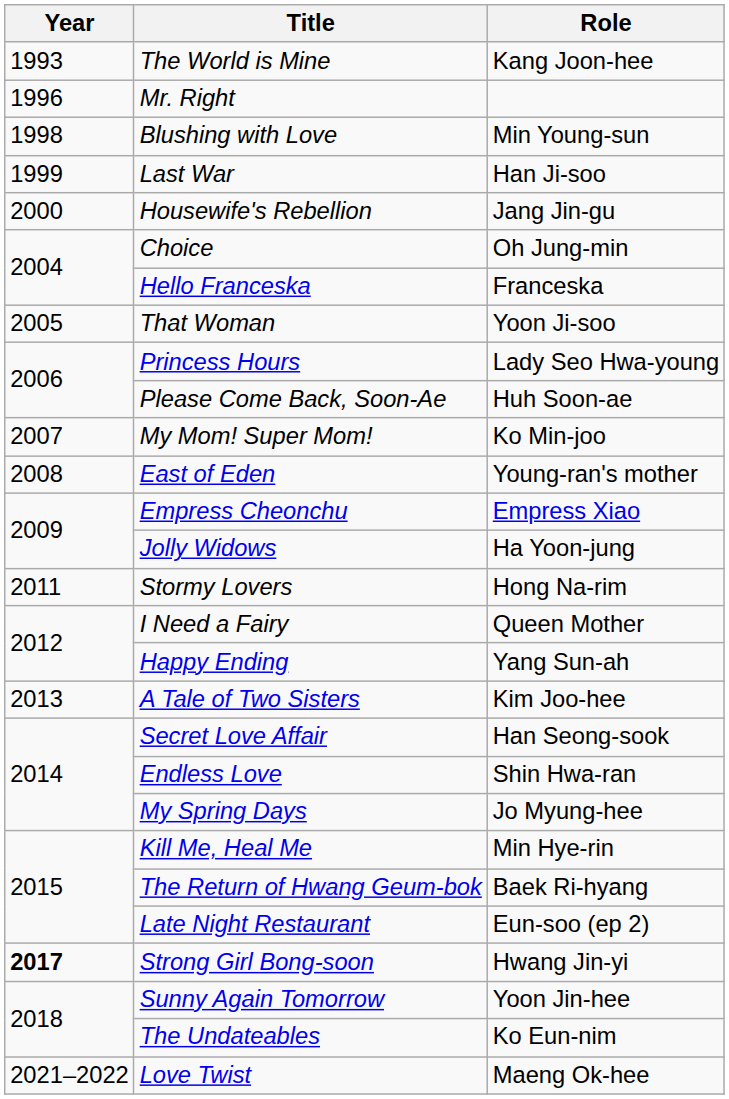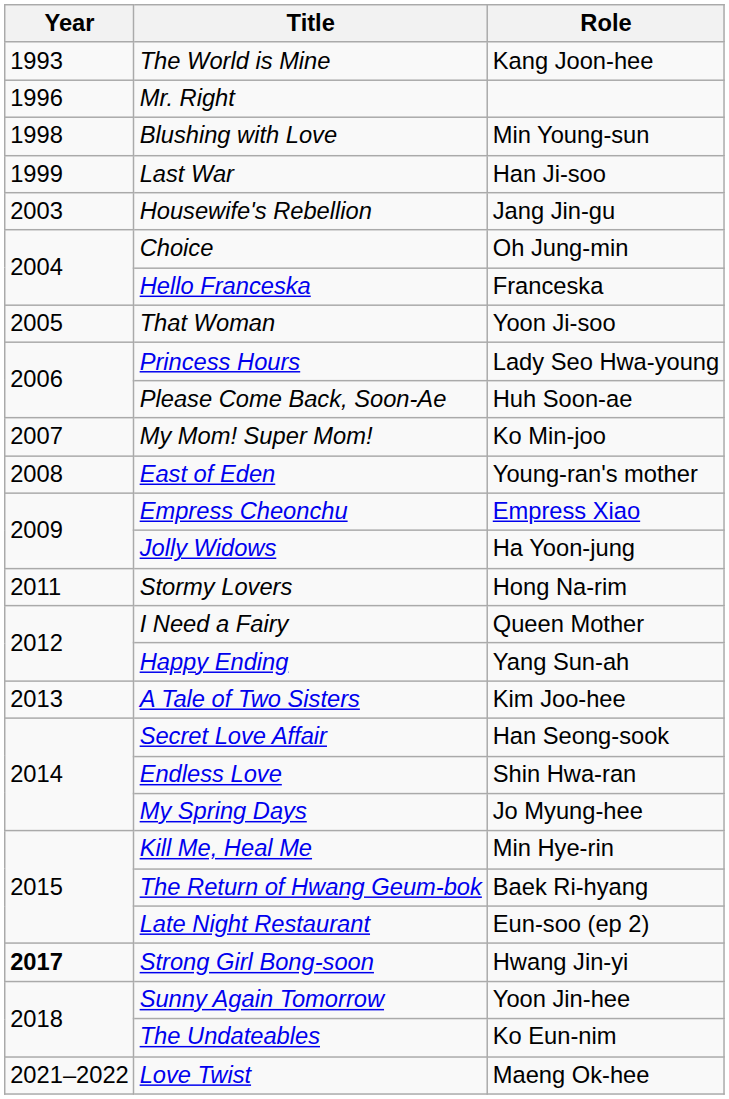(37, 211) 2000 -> (37, 211) 2003
